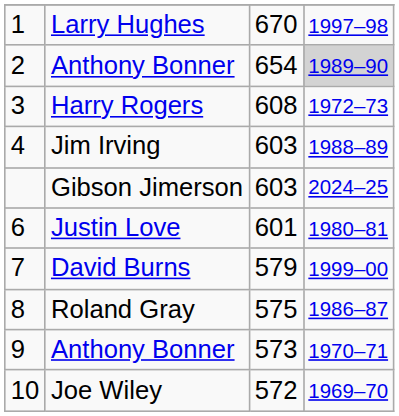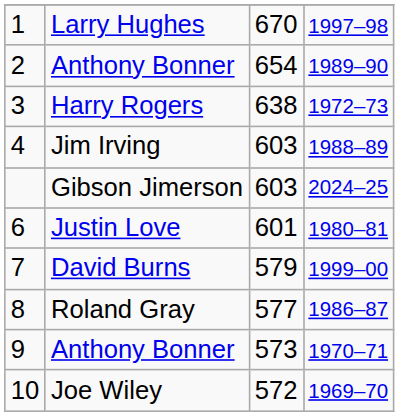(348, 66) lightgrey background -> (348, 66) no background
(276, 106) 608 -> (276, 106) 638
(276, 308) 575 -> (276, 308) 577
